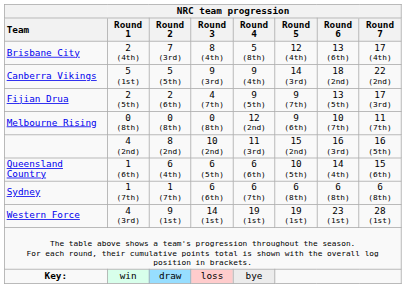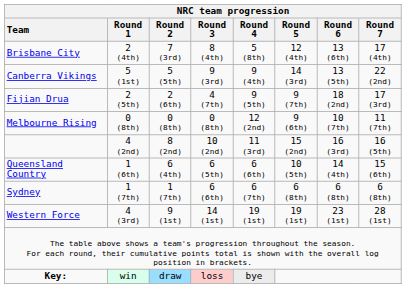(338, 75) 18 (2nd) -> (338, 75) 13 (5th)
(338, 98) 13 (5th) -> (338, 98) 18 (2nd)
